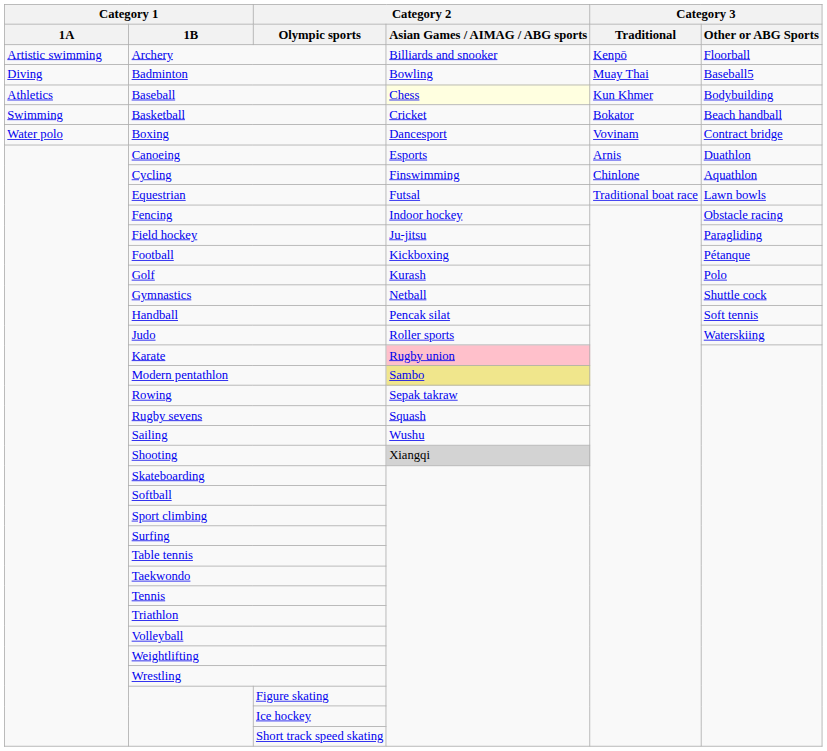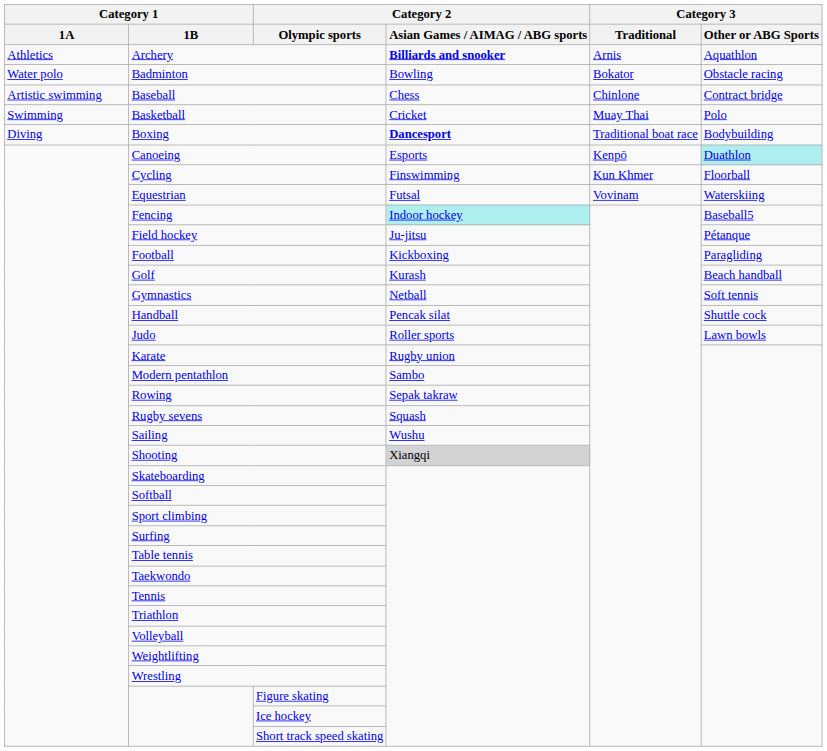(55, 54) Artistic swimming -> (30, 54) Athletics
(443, 54) normal -> (447, 54) bold
(610, 54) Kenpō -> (607, 54) Arnis
(727, 54) Floorball -> (730, 54) Aquathlon
(25, 74) Diving -> (35, 74) Water polo
(621, 74) Muay Thai -> (613, 74) Bokator
(729, 74) Baseball5 -> (743, 74) Obstacle racing
(30, 94) Athletics -> (55, 94) Artistic swimming
(404, 94) lightyellow background -> (404, 94) no background
(623, 94) Kun Khmer -> (616, 94) Chinlone
(739, 94) Bodybuilding -> (743, 94) Contract bridge
(613, 114) Bokator -> (621, 114) Muay Thai
(743, 114) Beach handball -> (715, 114) Polo
(35, 134) Water polo -> (25, 134) Diving
(418, 134) normal -> (420, 134) bold
(616, 134) Vovinam -> (645, 134) Traditional boat race
(743, 134) Contract bridge -> (739, 134) Bodybuilding
(607, 154) Arnis -> (610, 154) Kenpō
(727, 154) no background -> (727, 154) paleturquoise background
(616, 174) Chinlone -> (623, 174) Kun Khmer
(730, 174) Aquathlon -> (727, 174) Floorball
(645, 194) Traditional boat race -> (616, 194) Vovinam
(735, 194) Lawn bowls -> (734, 194) Waterskiing
(426, 214) no background -> (426, 214) paleturquoise background
(743, 214) Obstacle racing -> (729, 214) Baseball5
(733, 235) Paragliding -> (727, 235) Pétanque
(727, 255) Pétanque -> (733, 255) Paragliding
(715, 275) Polo -> (743, 275) Beach handball
(735, 295) Shuttle cock -> (731, 295) Soft tennis
(731, 315) Soft tennis -> (735, 315) Shuttle cock
(734, 335) Waterskiing -> (735, 335) Lawn bowls
(422, 355) pink background -> (422, 355) no background
(407, 375) khaki background -> (407, 375) no background
